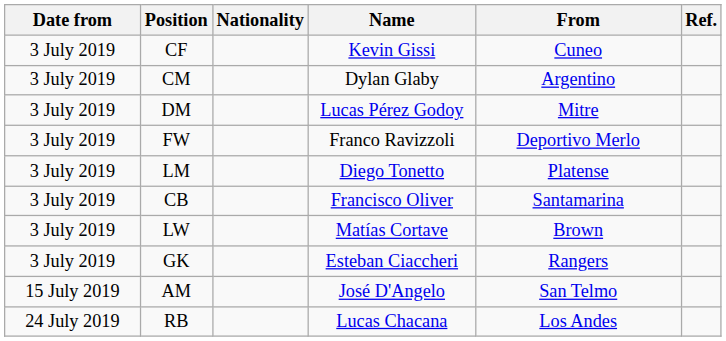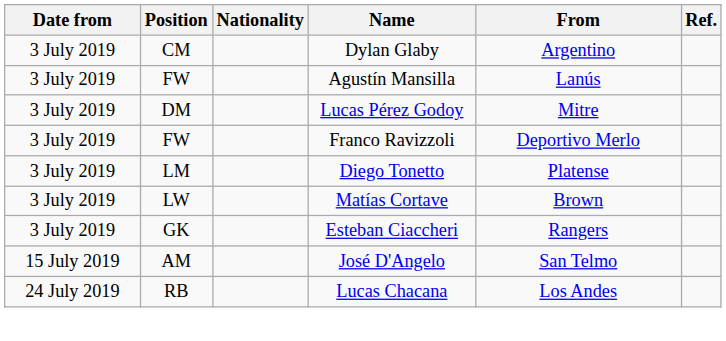- row: (392, 50)
+ row: (392, 80)
- row: (392, 200)
